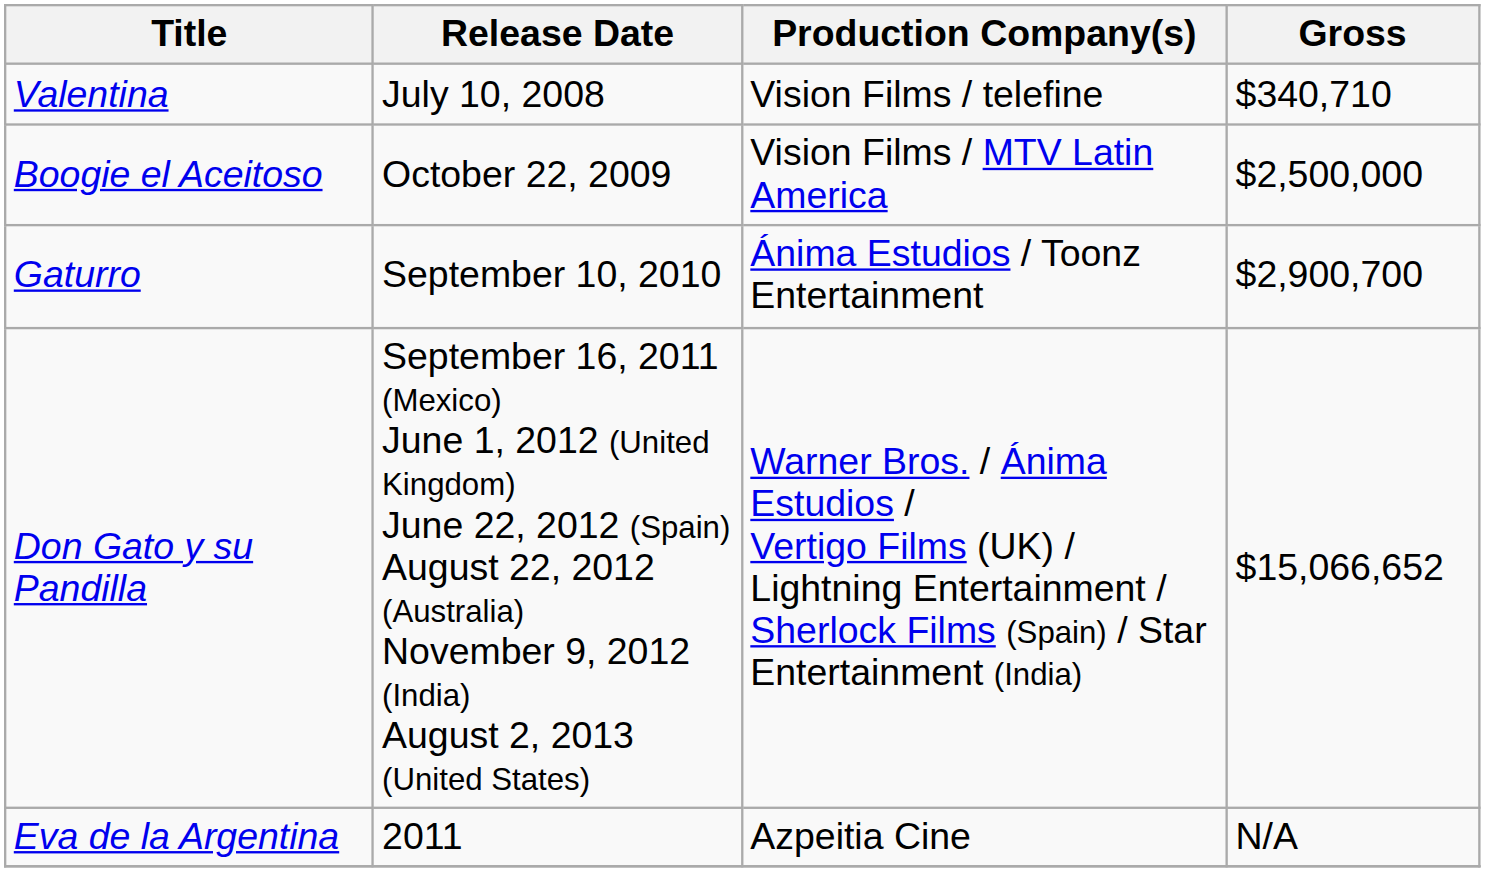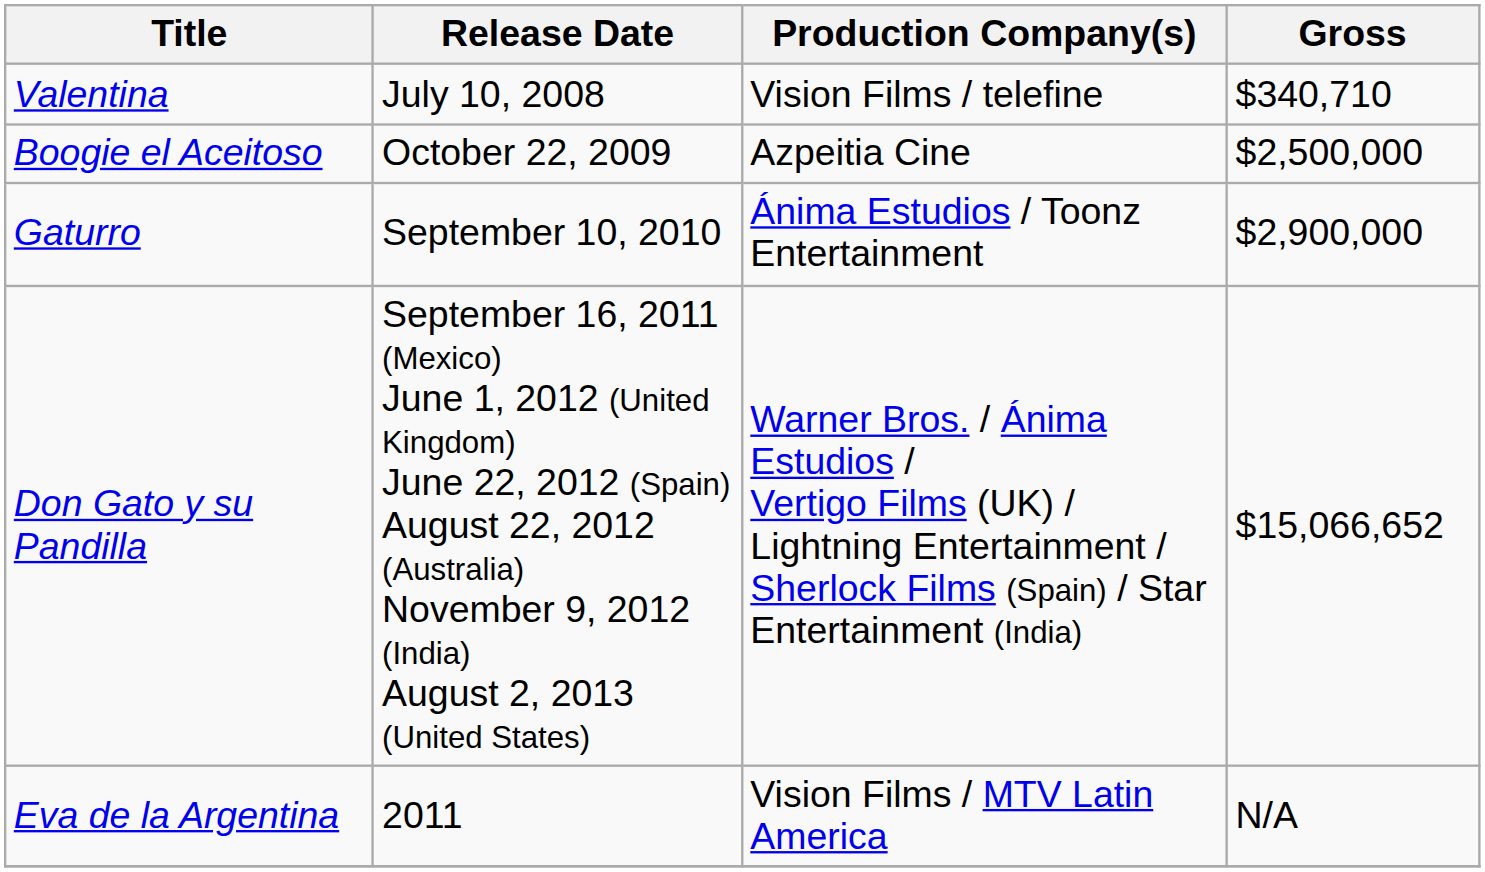(952, 174) Vision Films / MTV Latin America -> (861, 152) Azpeitia Cine
(1329, 275) $2,900,700 -> (1329, 233) $2,900,000
(861, 836) Azpeitia Cine -> (952, 815) Vision Films / MTV Latin America
